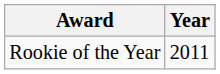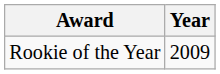(190, 52) 2011 -> (190, 52) 2009
